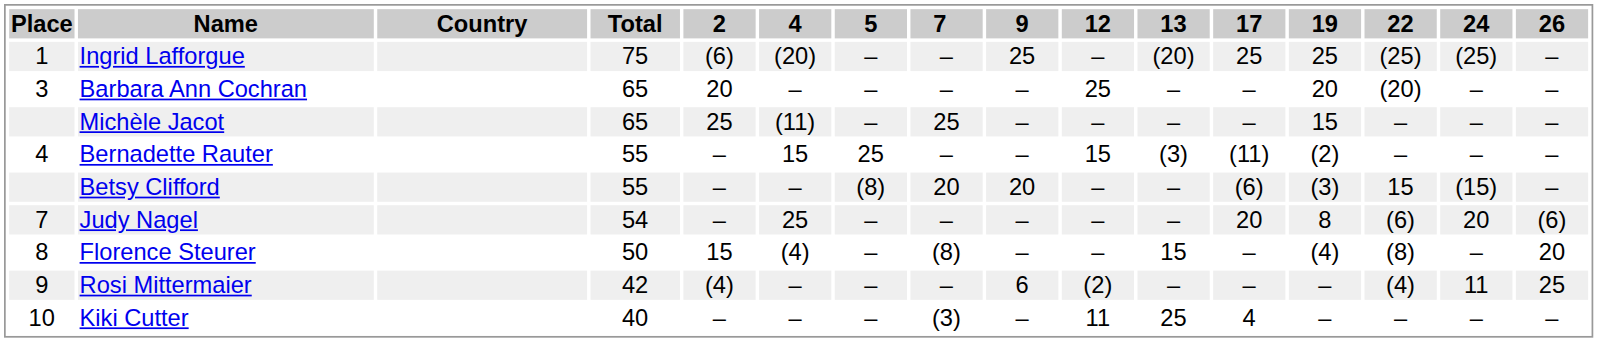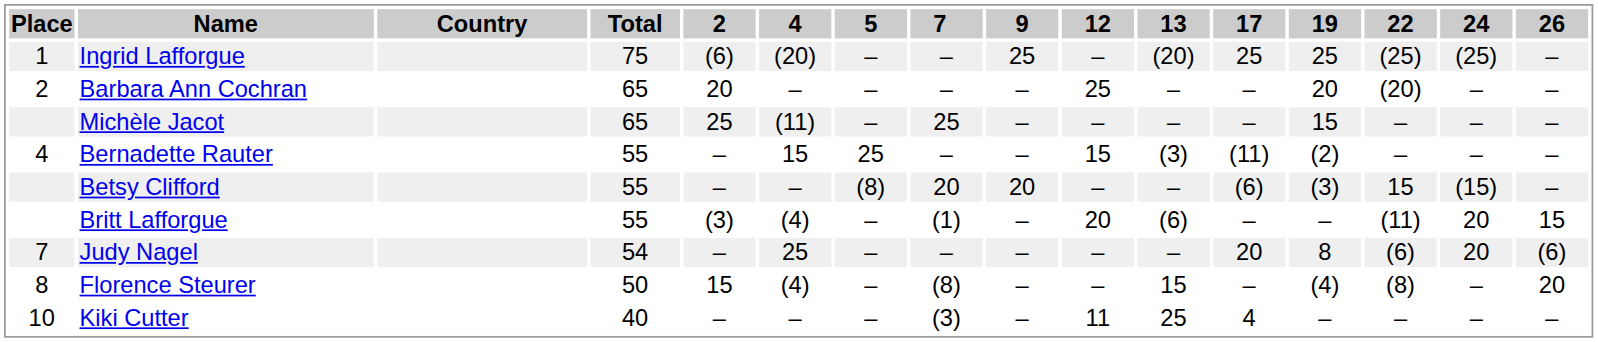(42, 89) 3 -> (42, 89) 2
+ row: (154, 220)
- row: (166, 285)
